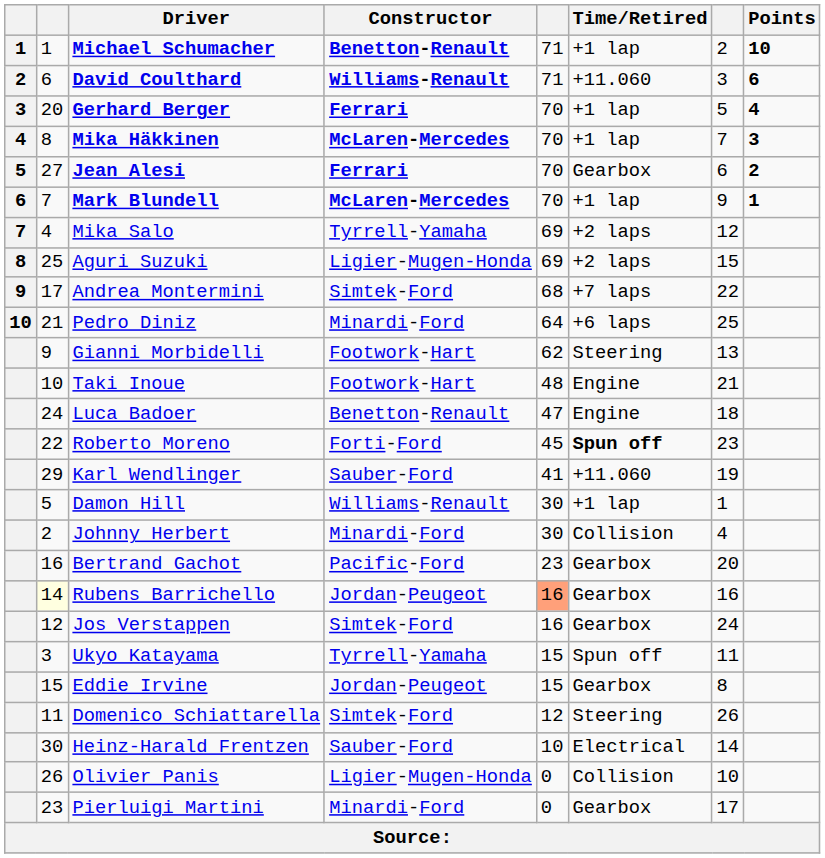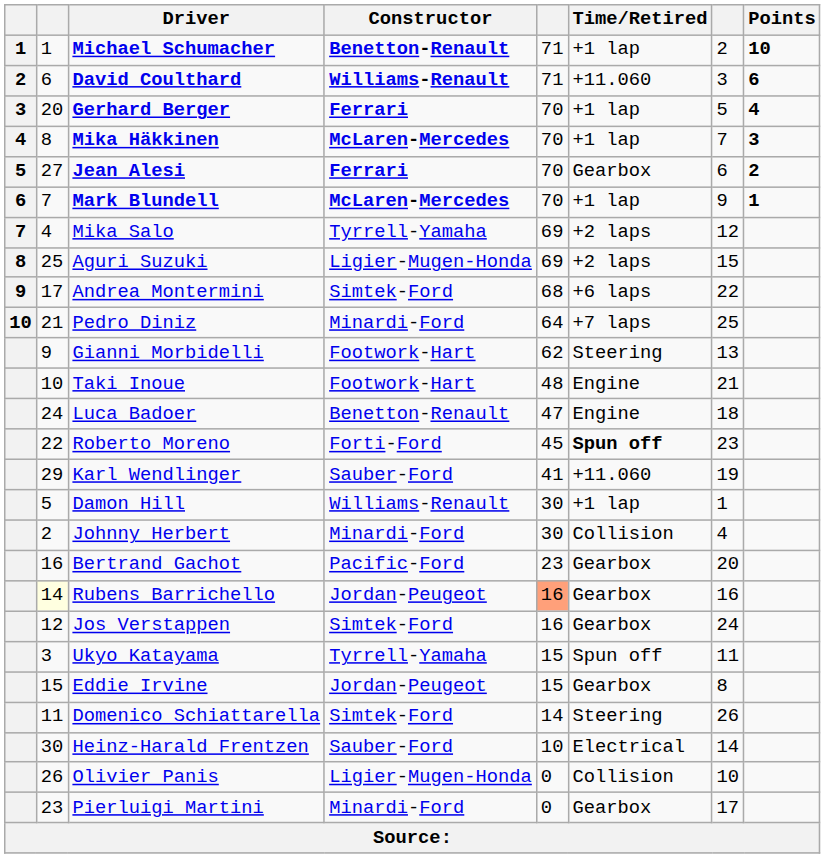(612, 293) +7 laps -> (612, 293) +6 laps
(612, 323) +6 laps -> (612, 323) +7 laps
(552, 717) 12 -> (552, 717) 14
